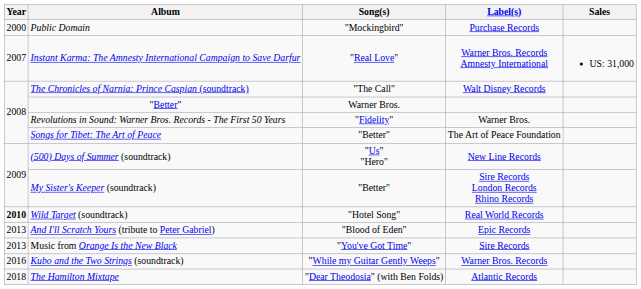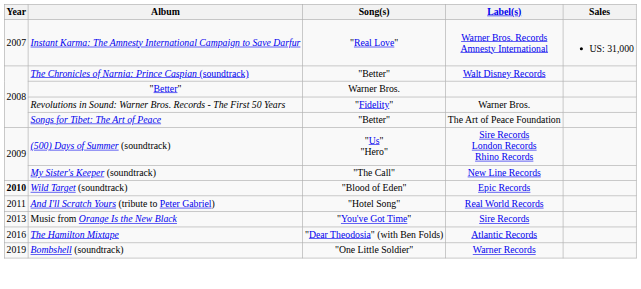- row: (60, 27)
(374, 89) "The Call" -> (374, 73) "Better"
(504, 156) New Line Records -> (504, 146) Sire Records London Records Rhino Records
(374, 188) "Better" -> (374, 173) "The Call"
(504, 188) Sire Records London Records Rhino Records -> (504, 173) New Line Records
(374, 214) "Hotel Song" -> (374, 188) "Blood of Eden"
(504, 214) Real World Records -> (504, 188) Epic Records
(16, 230) 2013 -> (16, 204) 2011
(374, 230) "Blood of Eden" -> (374, 204) "Hotel Song"
(504, 230) Epic Records -> (504, 204) Real World Records
- row: (107, 261)
(16, 276) 2018 -> (16, 234) 2016
+ row: (77, 250)
